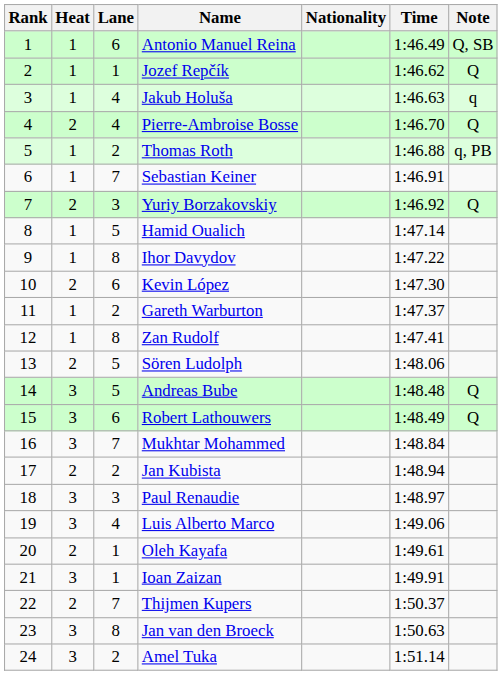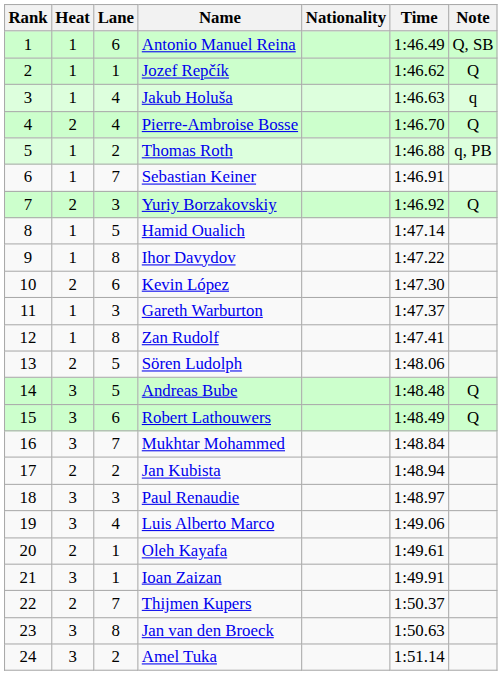(116, 310) 2 -> (116, 310) 3
